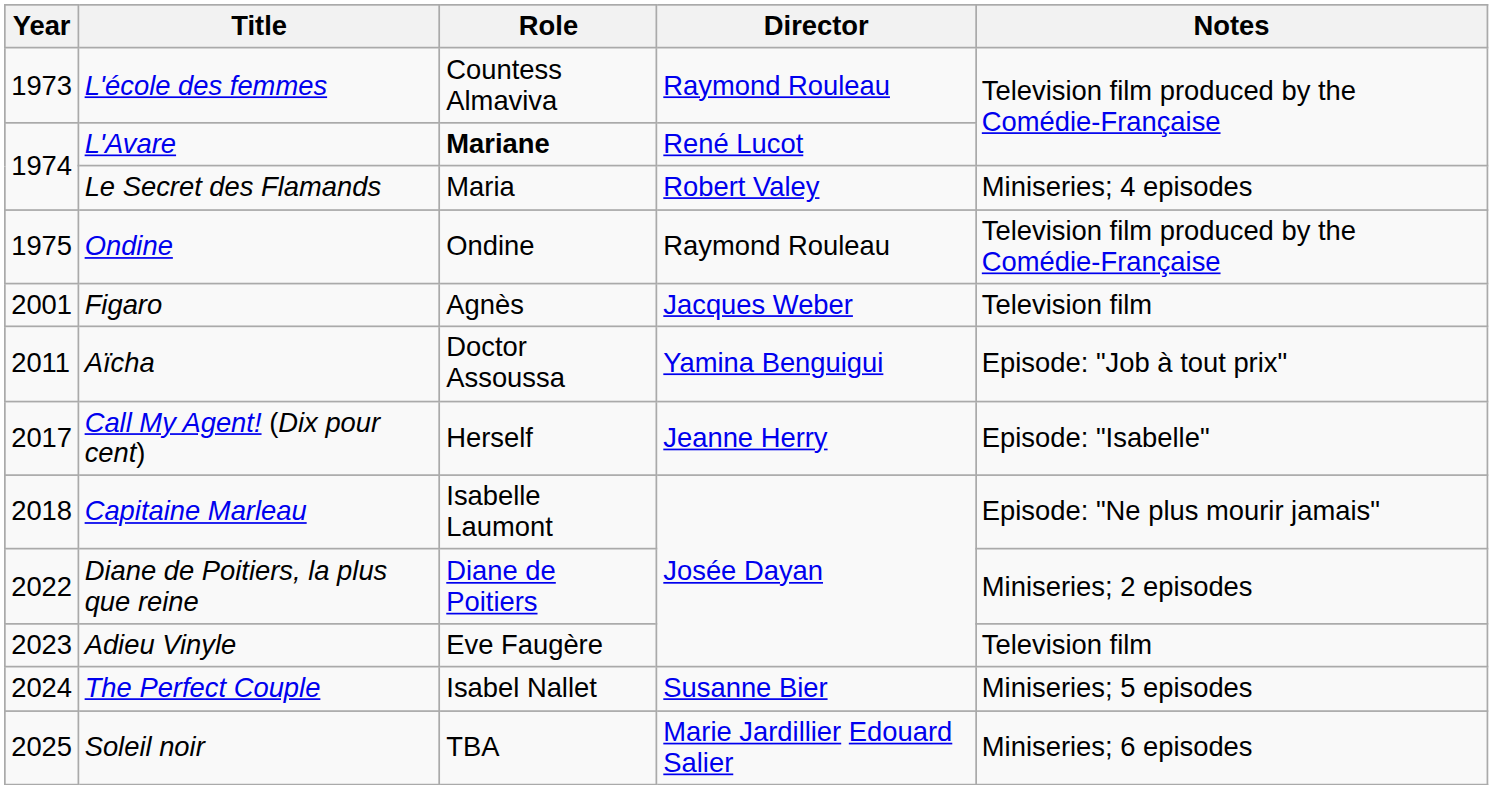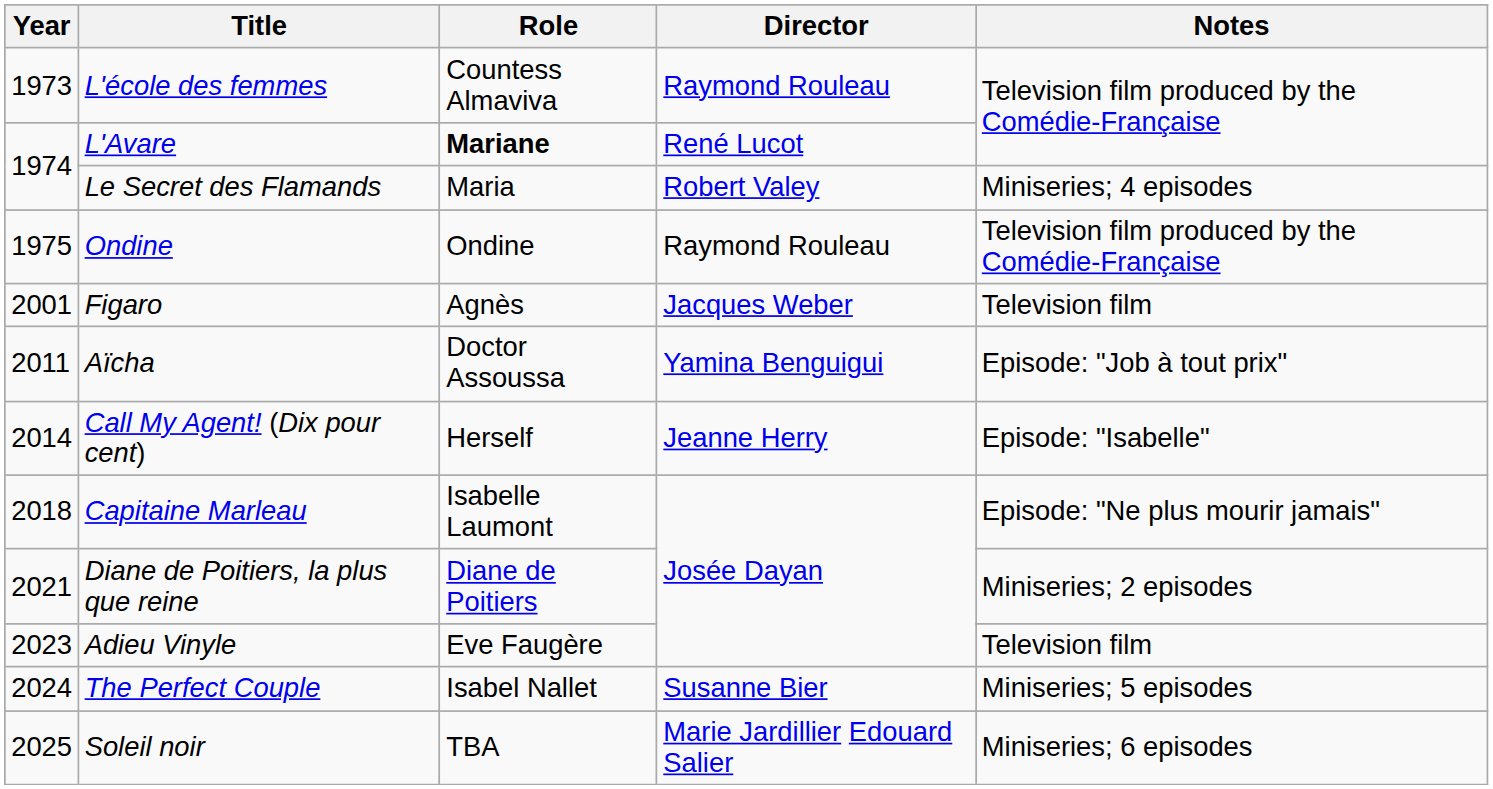(42, 437) 2017 -> (42, 437) 2014
(42, 586) 2022 -> (42, 586) 2021
